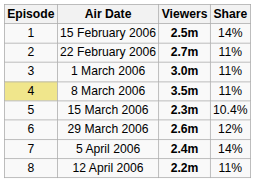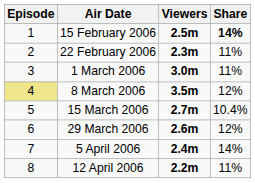(230, 33) normal -> (230, 33) bold
(185, 52) 2.7m -> (185, 52) 2.3m
(230, 91) 11% -> (230, 91) 12%
(185, 110) 2.3m -> (185, 110) 2.7m
